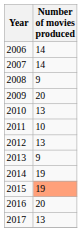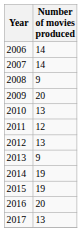(40, 127) 10 -> (40, 127) 12
(40, 188) lightsalmon background -> (40, 188) no background
